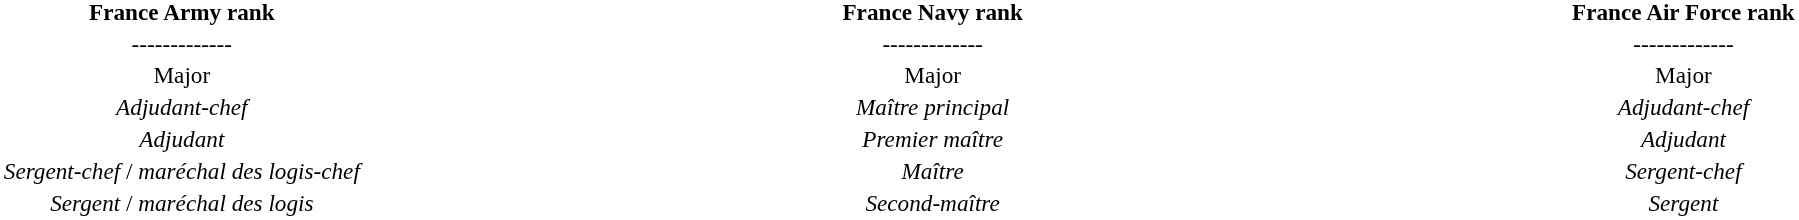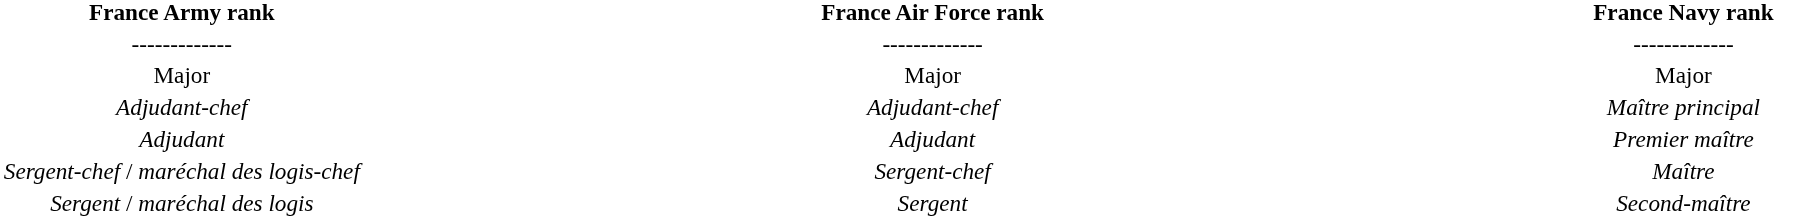columns swapped: (933, 12) <-> (1683, 12)
